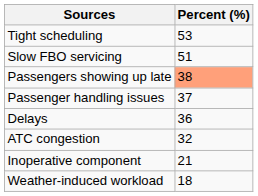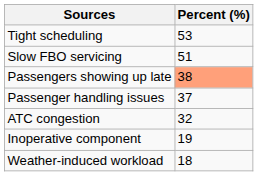- row: (27, 118)
(185, 160) 21 -> (185, 139) 19
